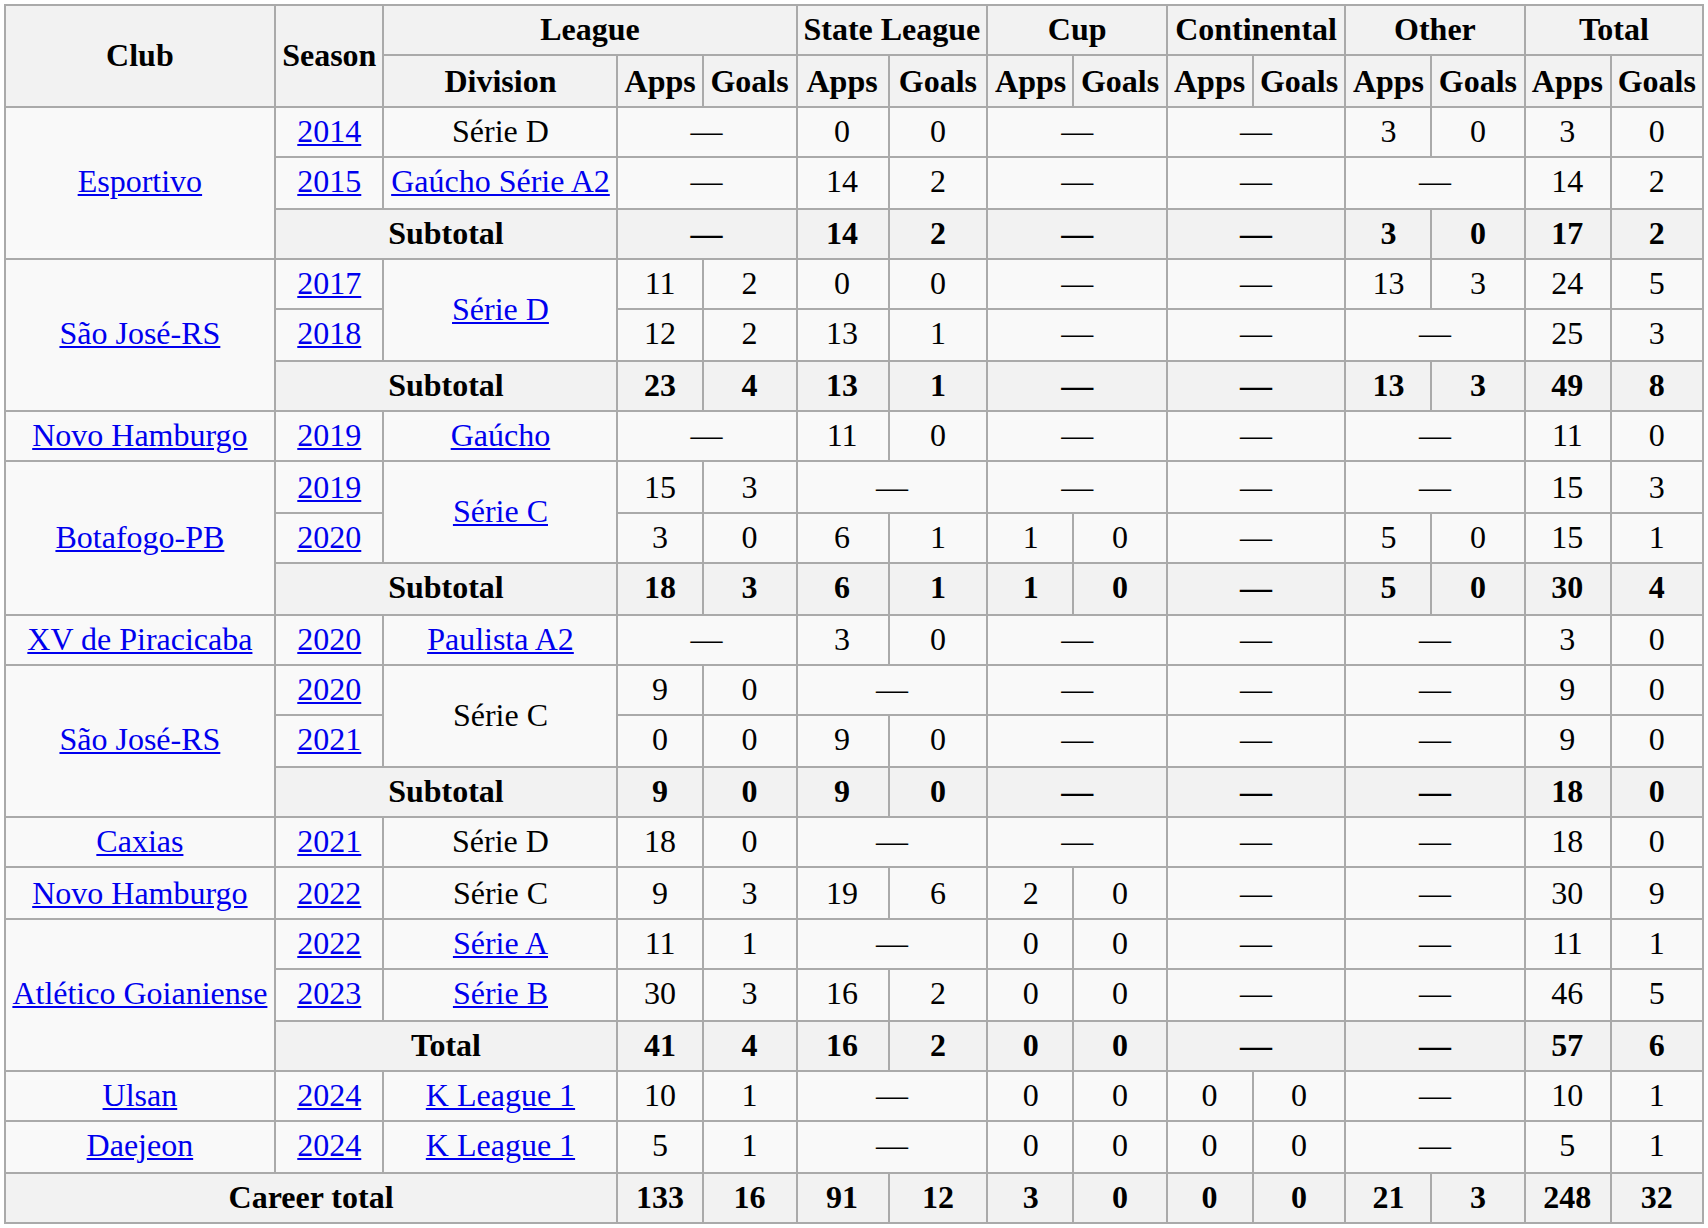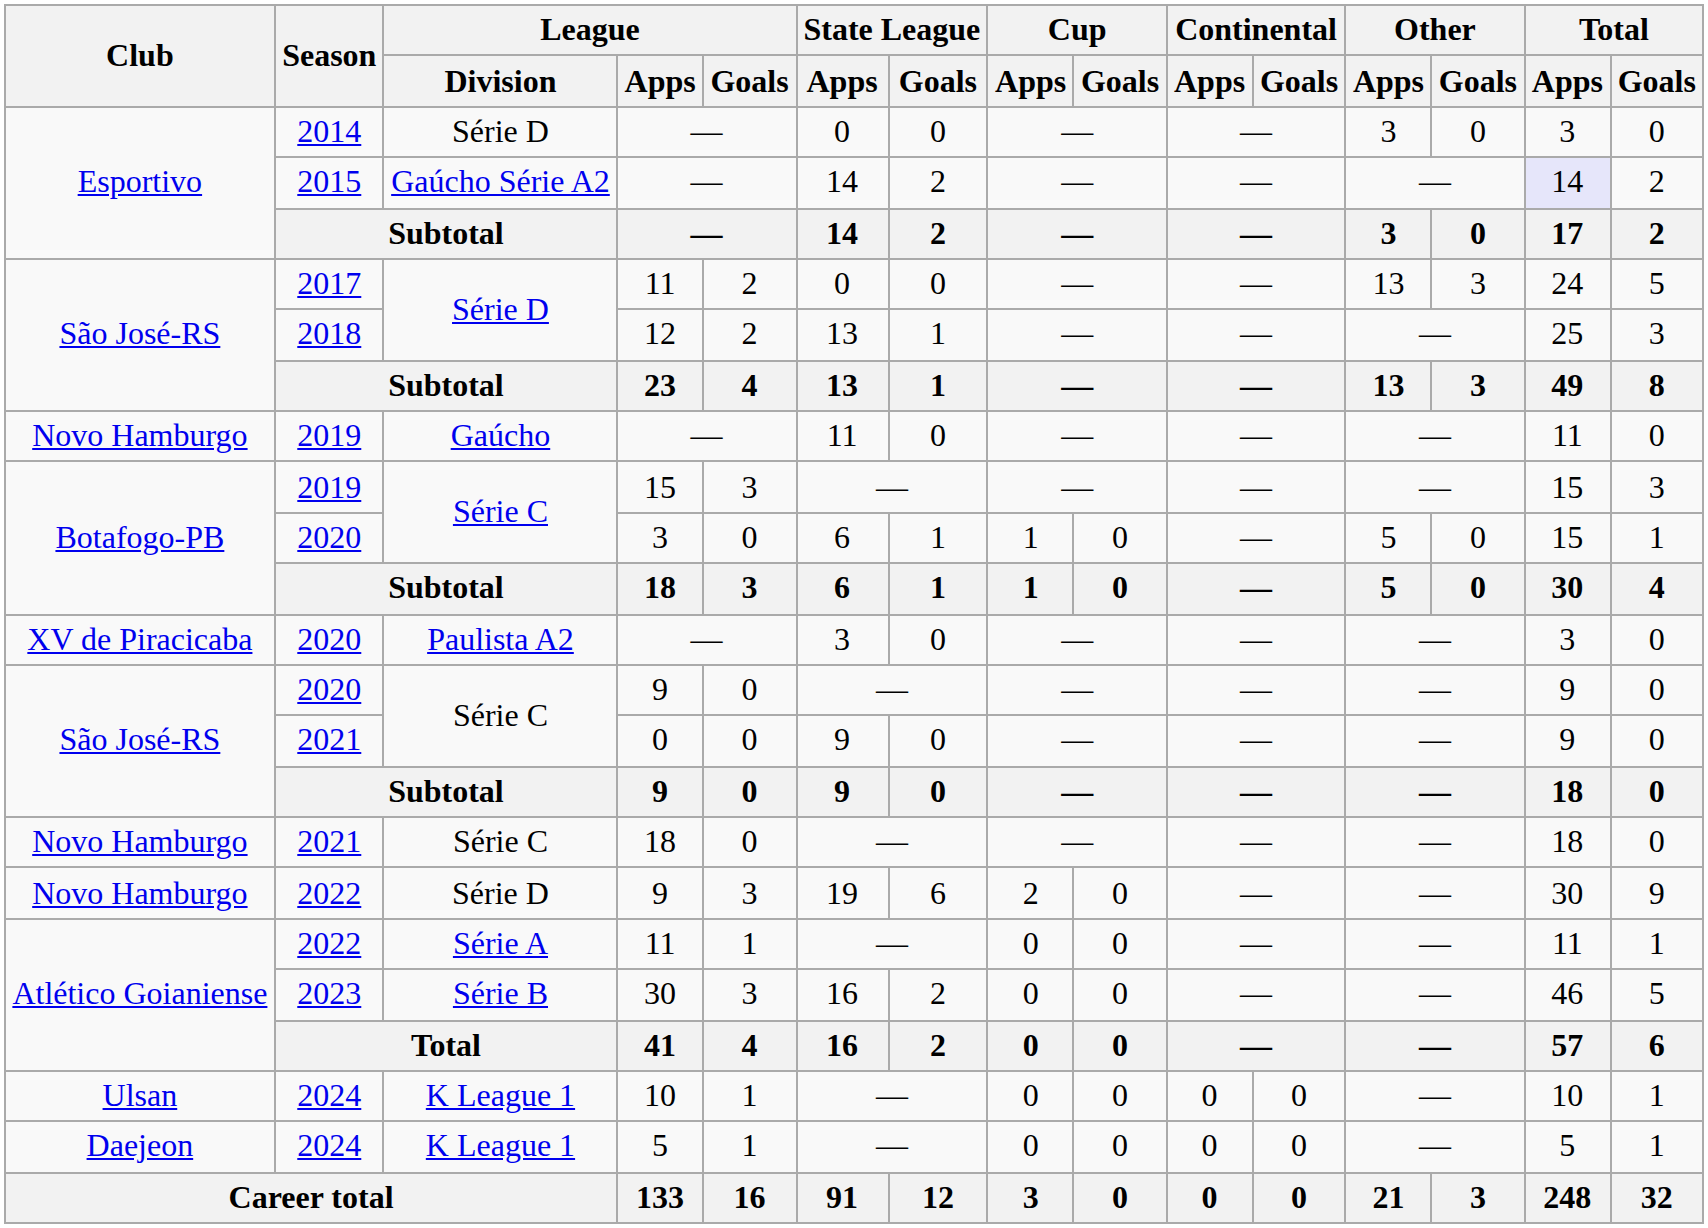(1567, 182) no background -> (1567, 182) lavender background
(140, 841) Caxias -> (140, 841) Novo Hamburgo
(500, 841) Série D -> (500, 841) Série C
(500, 892) Série C -> (500, 892) Série D
